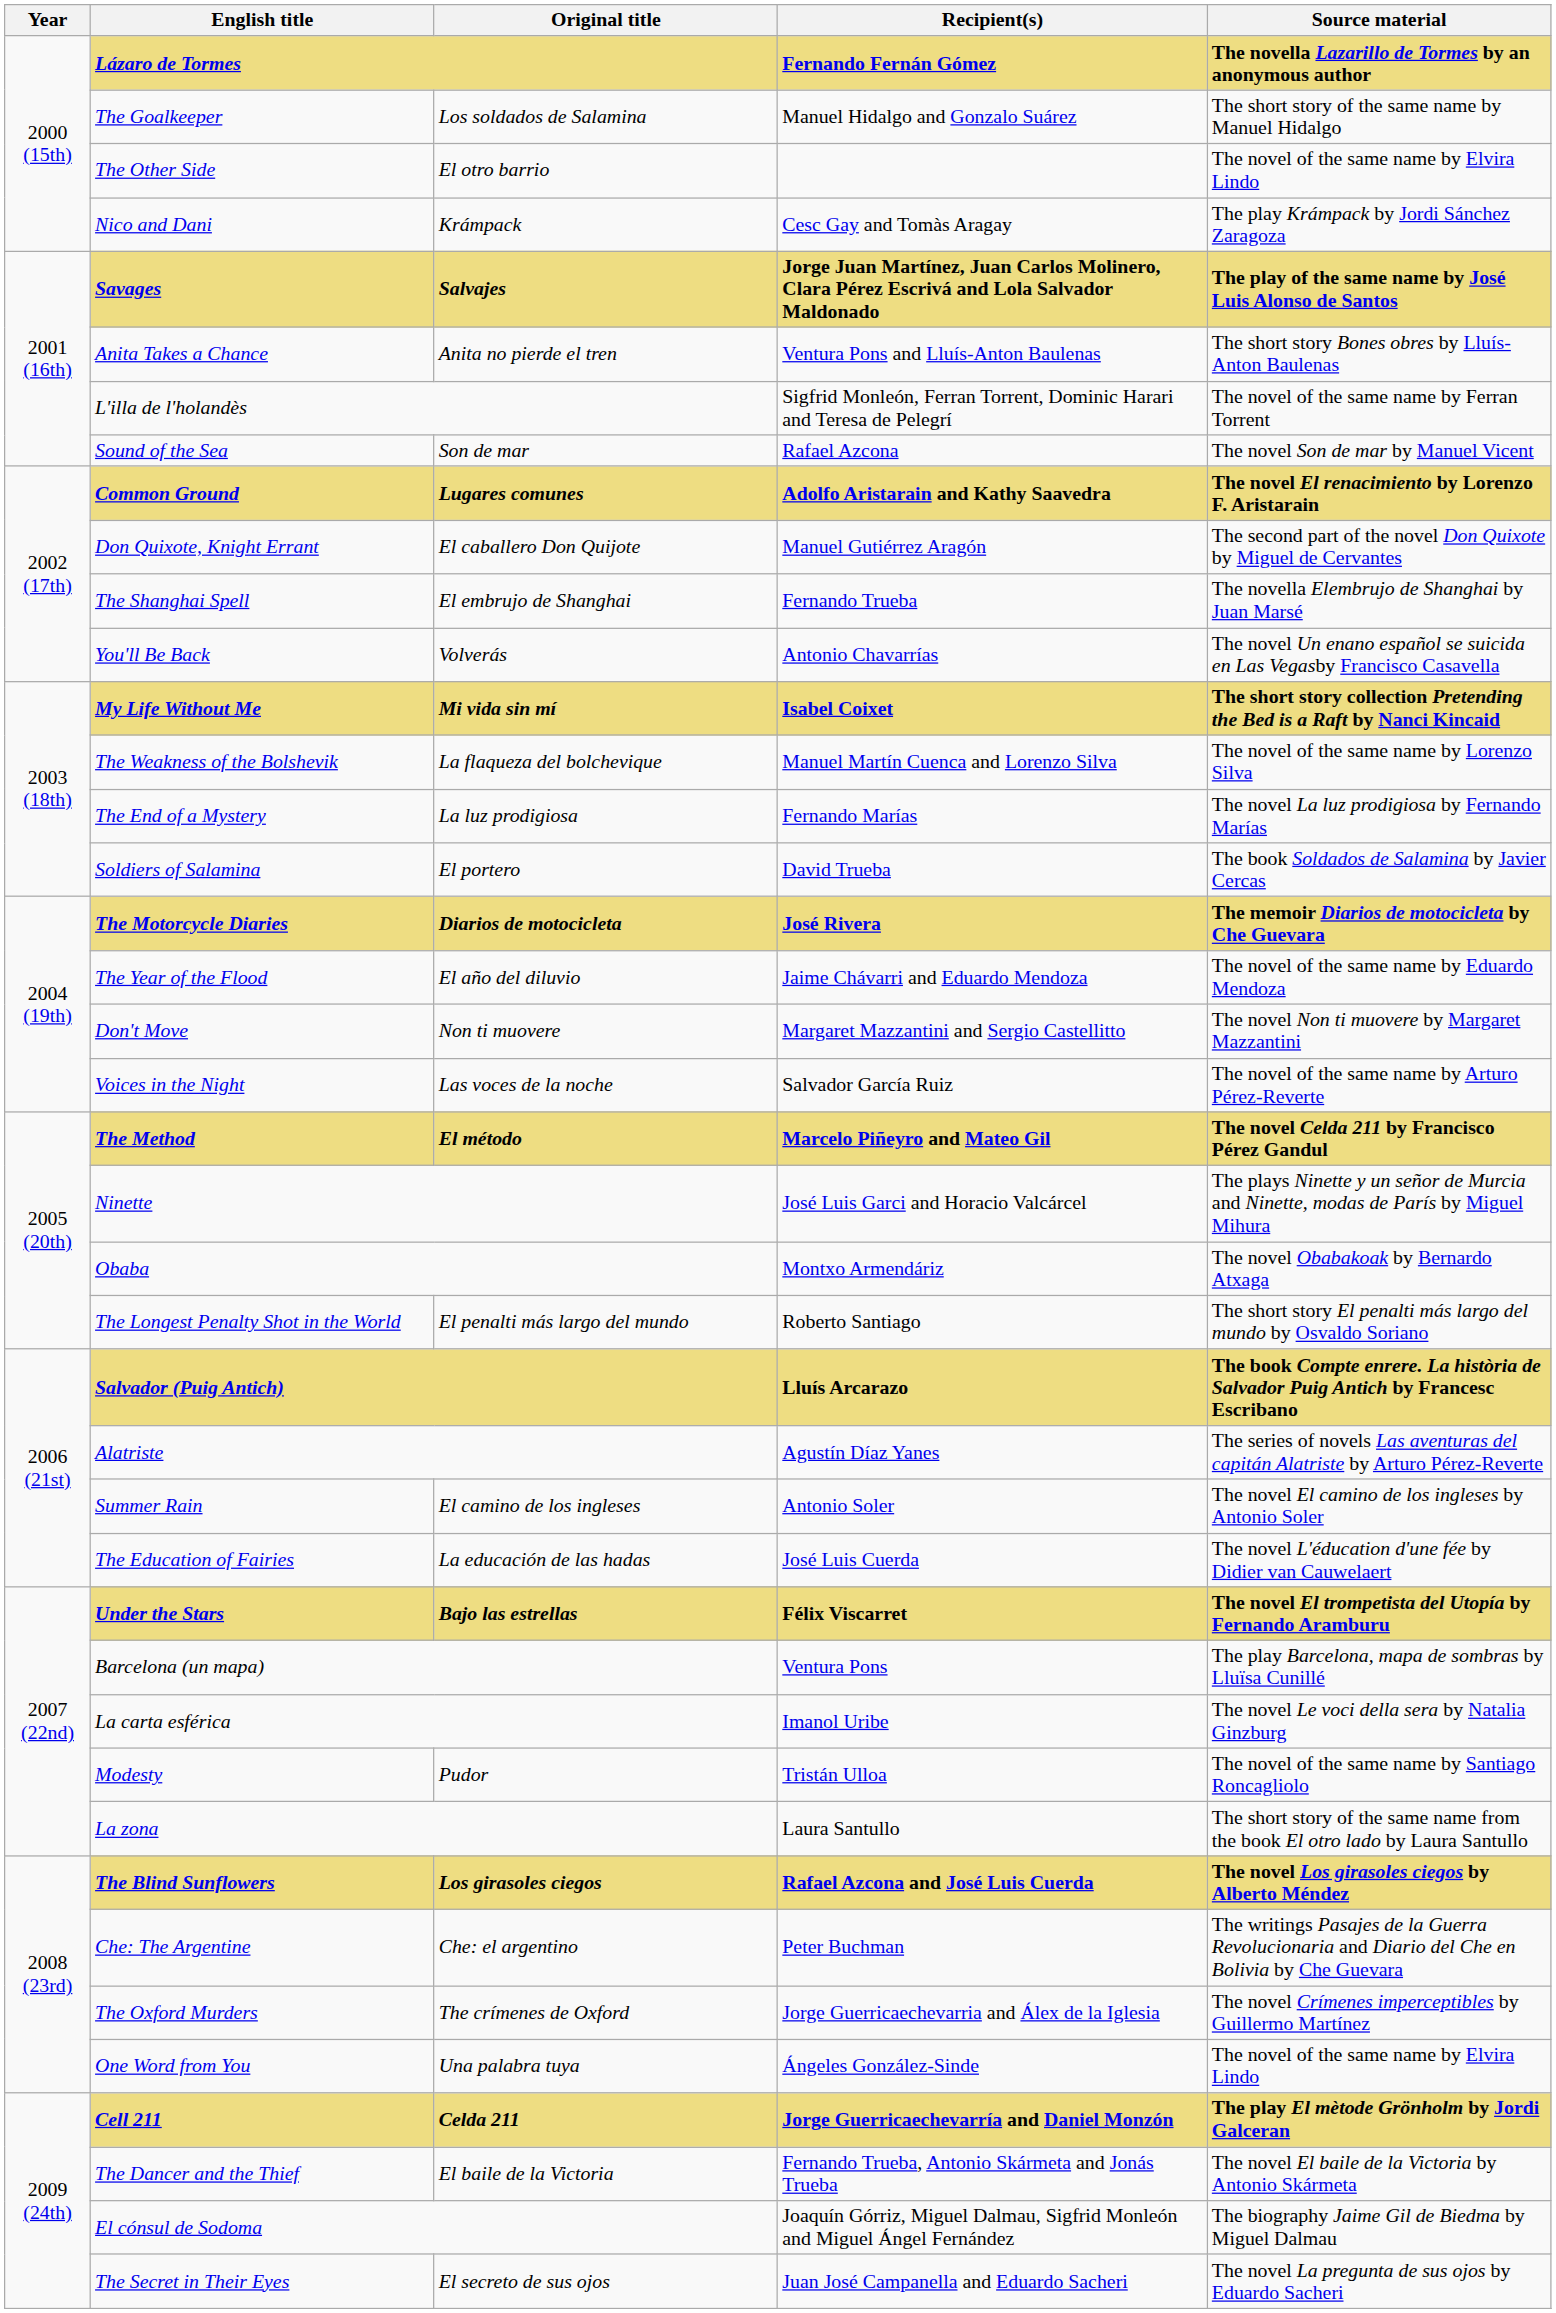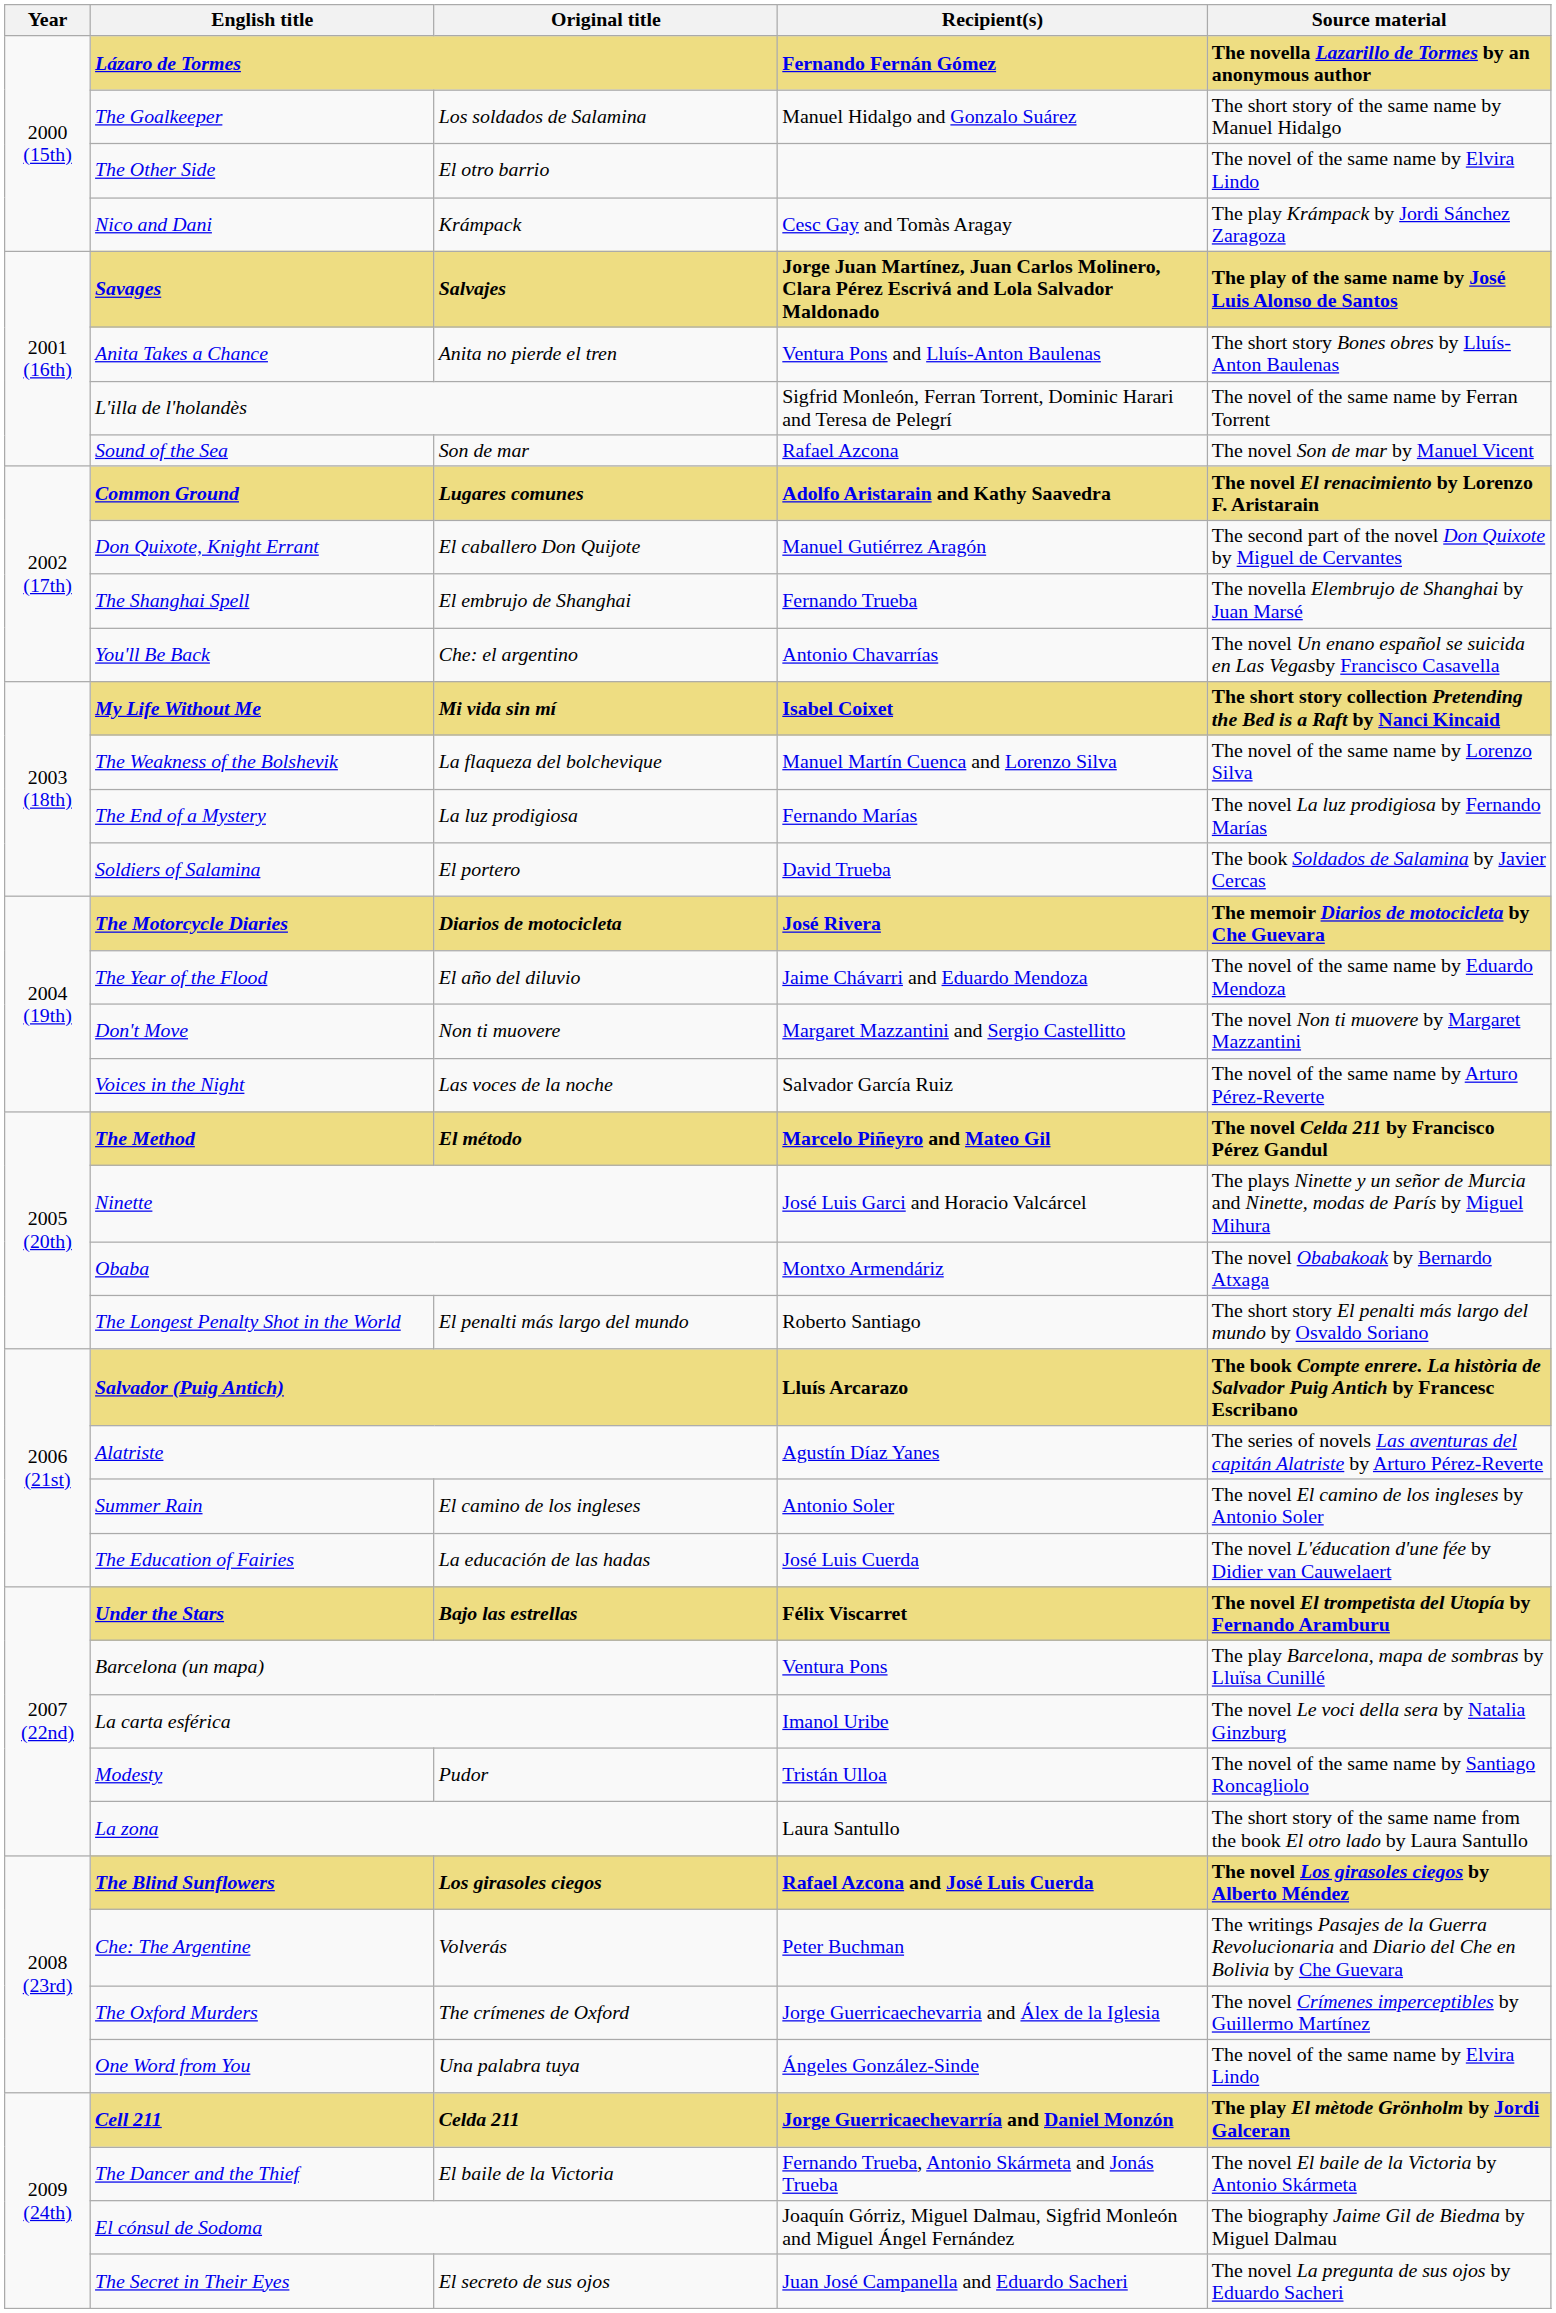(473, 654) Volverás -> (508, 654) Che: el argentino
(508, 1947) Che: el argentino -> (473, 1947) Volverás
